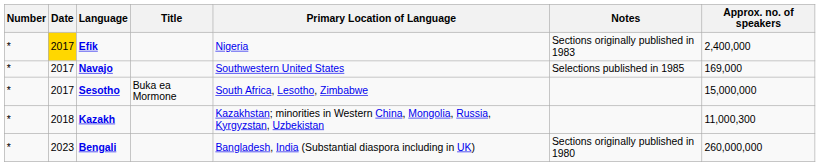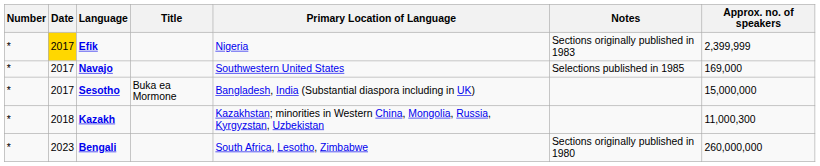(728, 46) 2,400,000 -> (728, 46) 2,399,999
(292, 91) South Africa, Lesotho, Zimbabwe -> (345, 91) Bangladesh, India (Substantial diaspora including in UK)
(345, 147) Bangladesh, India (Substantial diaspora including in UK) -> (292, 147) South Africa, Lesotho, Zimbabwe
